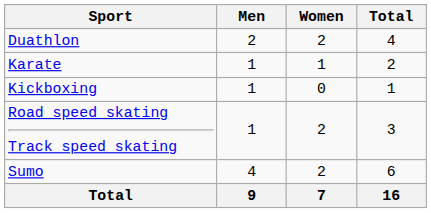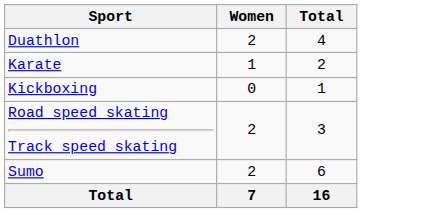- column: (252, 17)
